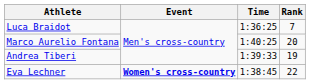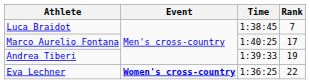(258, 26) 1:36:25 -> (258, 26) 1:38:45
(292, 41) 20 -> (292, 41) 17
(258, 71) 1:38:45 -> (258, 71) 1:36:25
